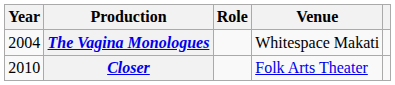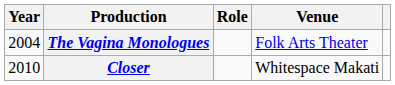(317, 42) Whitespace Makati -> (312, 42) Folk Arts Theater
(312, 67) Folk Arts Theater -> (317, 67) Whitespace Makati
